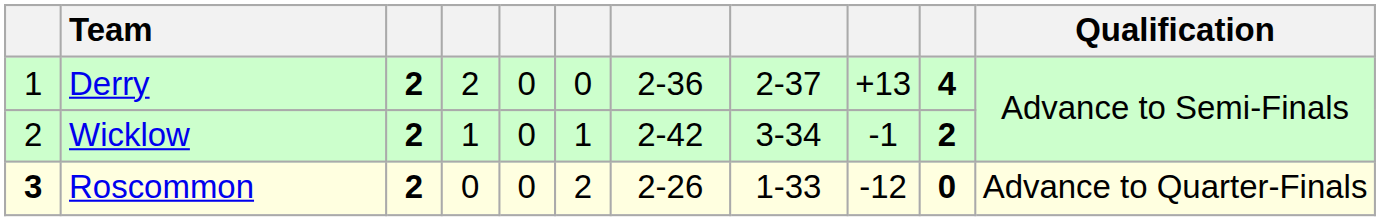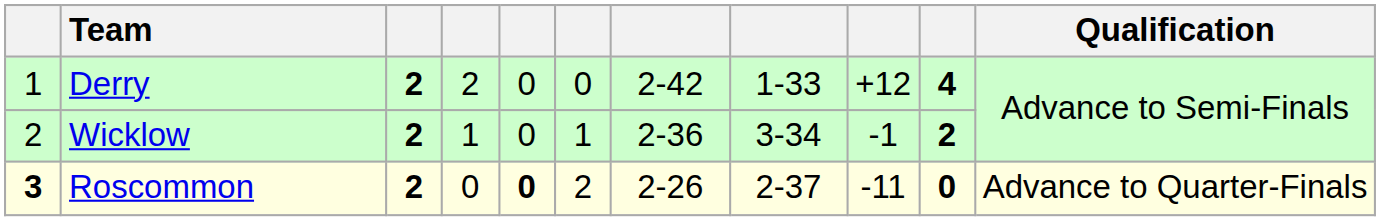(670, 82) 2-36 -> (670, 82) 2-42
(788, 82) 2-37 -> (788, 82) 1-33
(883, 82) +13 -> (883, 82) +12
(670, 135) 2-42 -> (670, 135) 2-36
(527, 187) normal -> (527, 187) bold
(788, 187) 1-33 -> (788, 187) 2-37
(883, 187) -12 -> (883, 187) -11
